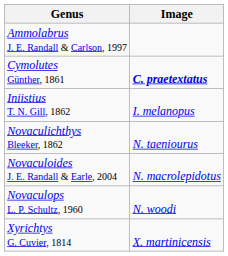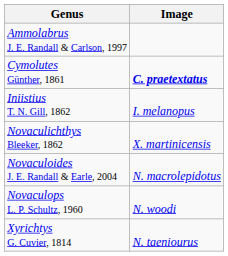(165, 144) N. taeniourus -> (172, 144) X. martinicensis
(172, 241) X. martinicensis -> (165, 241) N. taeniourus
